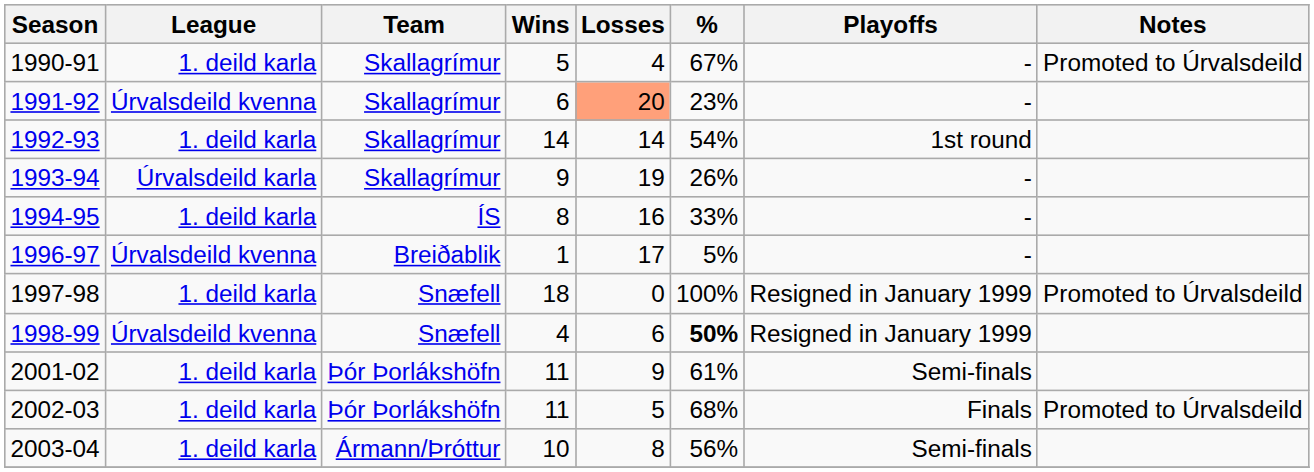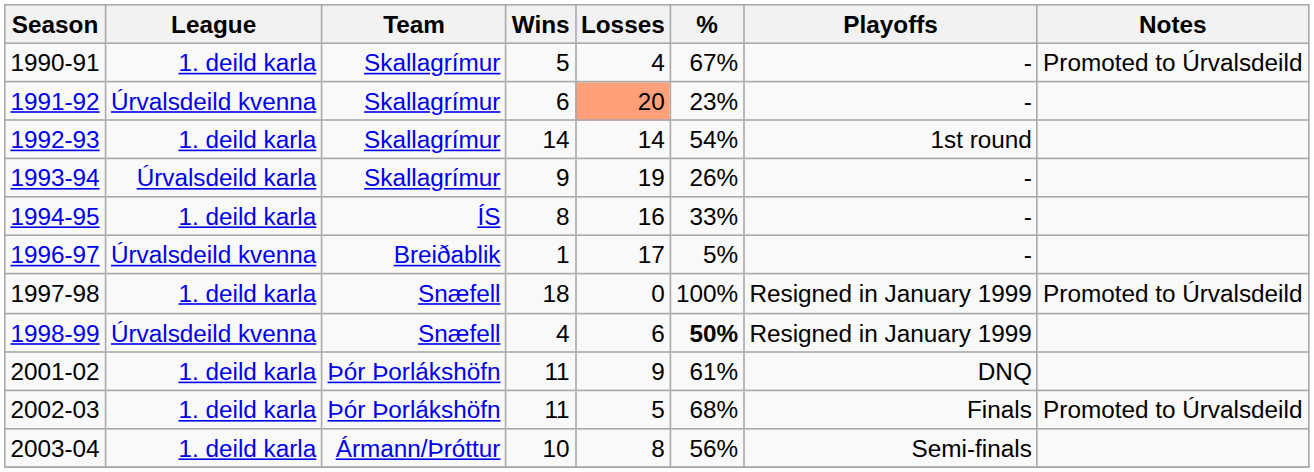(972, 371) Semi-finals -> (1005, 371) DNQ
